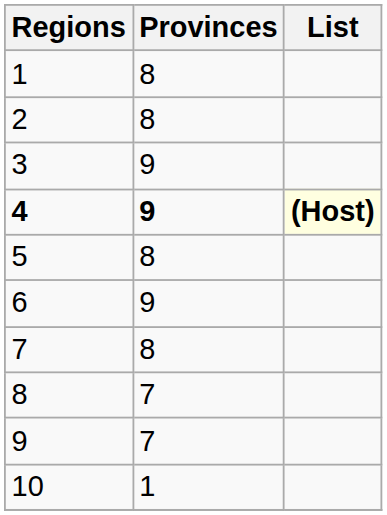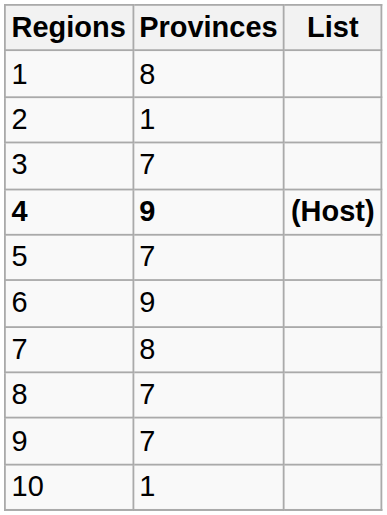(147, 119) 8 -> (147, 119) 1
(147, 165) 9 -> (147, 165) 7
(333, 211) lightyellow background -> (333, 211) no background
(147, 257) 8 -> (147, 257) 7
